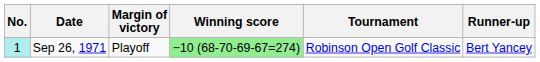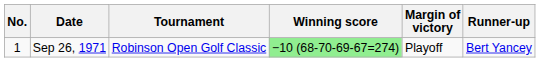columns swapped: (383, 21) <-> (139, 21)
(17, 48) paleturquoise background -> (17, 48) no background
